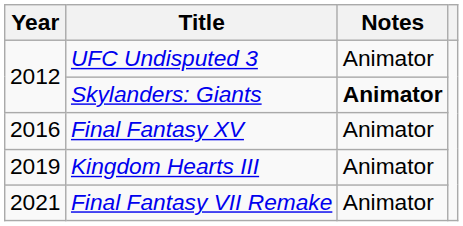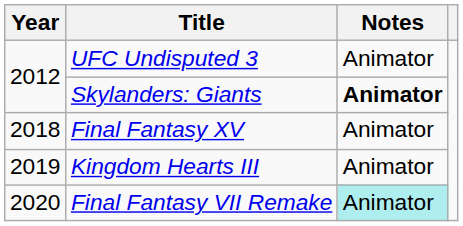(35, 130) 2016 -> (35, 130) 2018
(35, 202) 2021 -> (35, 202) 2020
(388, 202) no background -> (388, 202) paleturquoise background
